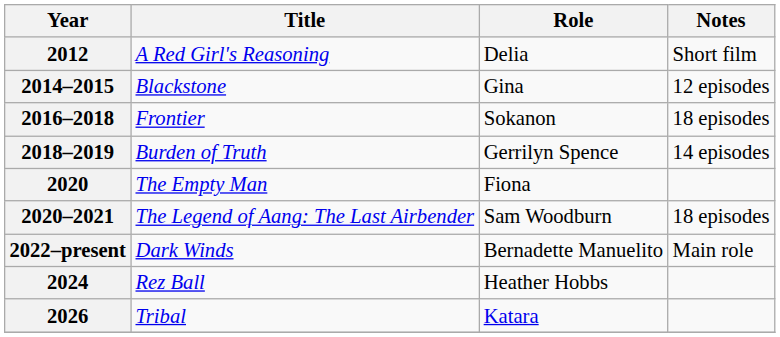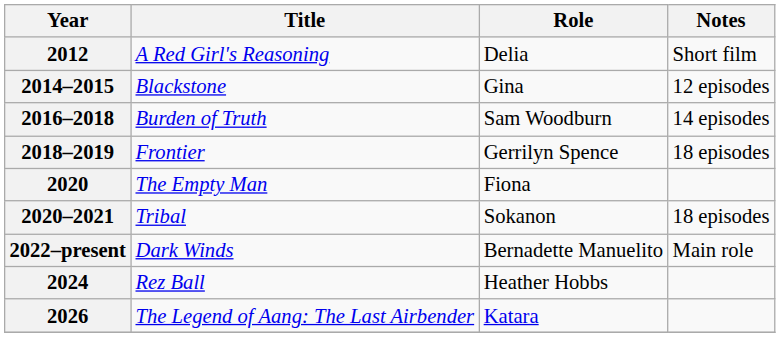(170, 119) Frontier -> (201, 119) Burden of Truth
(520, 119) Sokanon -> (548, 119) Sam Woodburn
(721, 119) 18 episodes -> (721, 119) 14 episodes
(201, 151) Burden of Truth -> (170, 151) Frontier
(721, 151) 14 episodes -> (721, 151) 18 episodes
(305, 217) The Legend of Aang: The Last Airbender -> (161, 217) Tribal
(548, 217) Sam Woodburn -> (520, 217) Sokanon
(161, 315) Tribal -> (305, 315) The Legend of Aang: The Last Airbender
